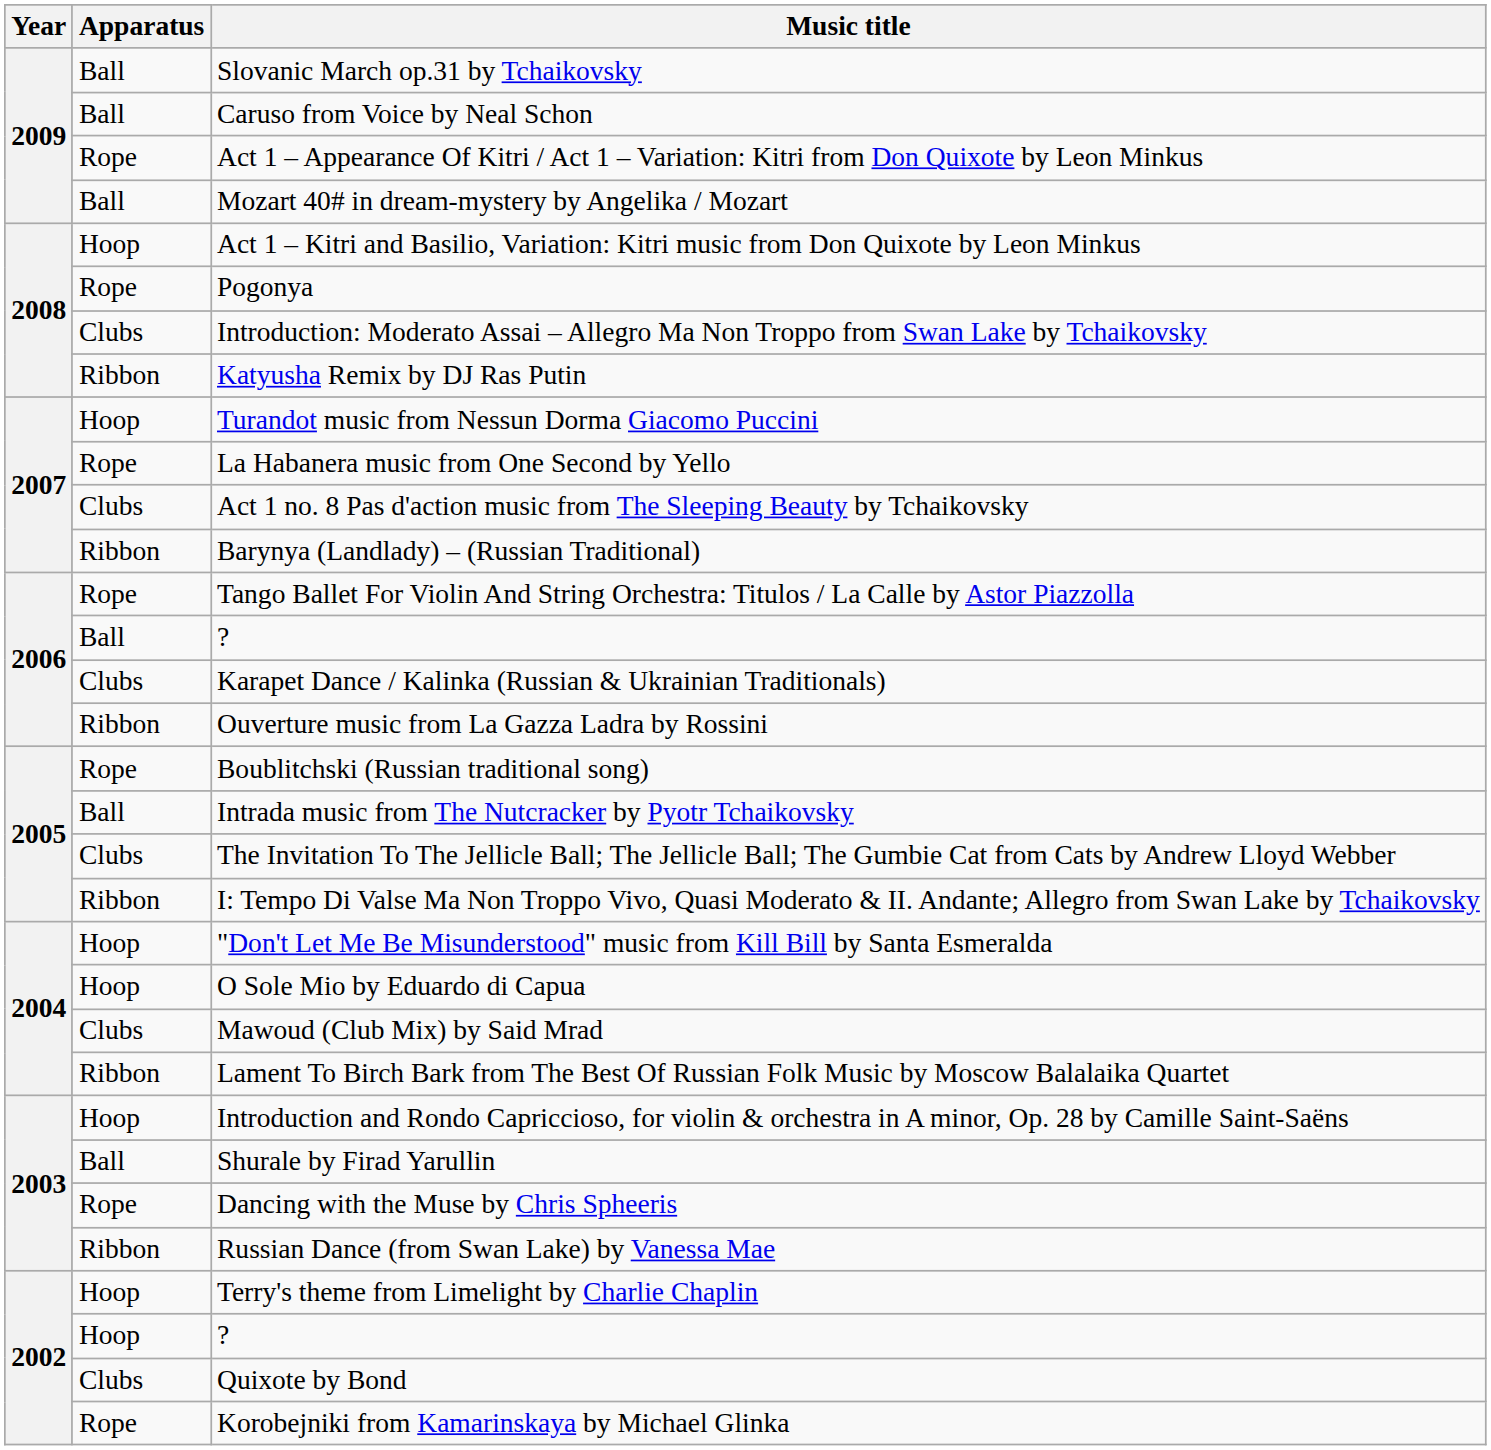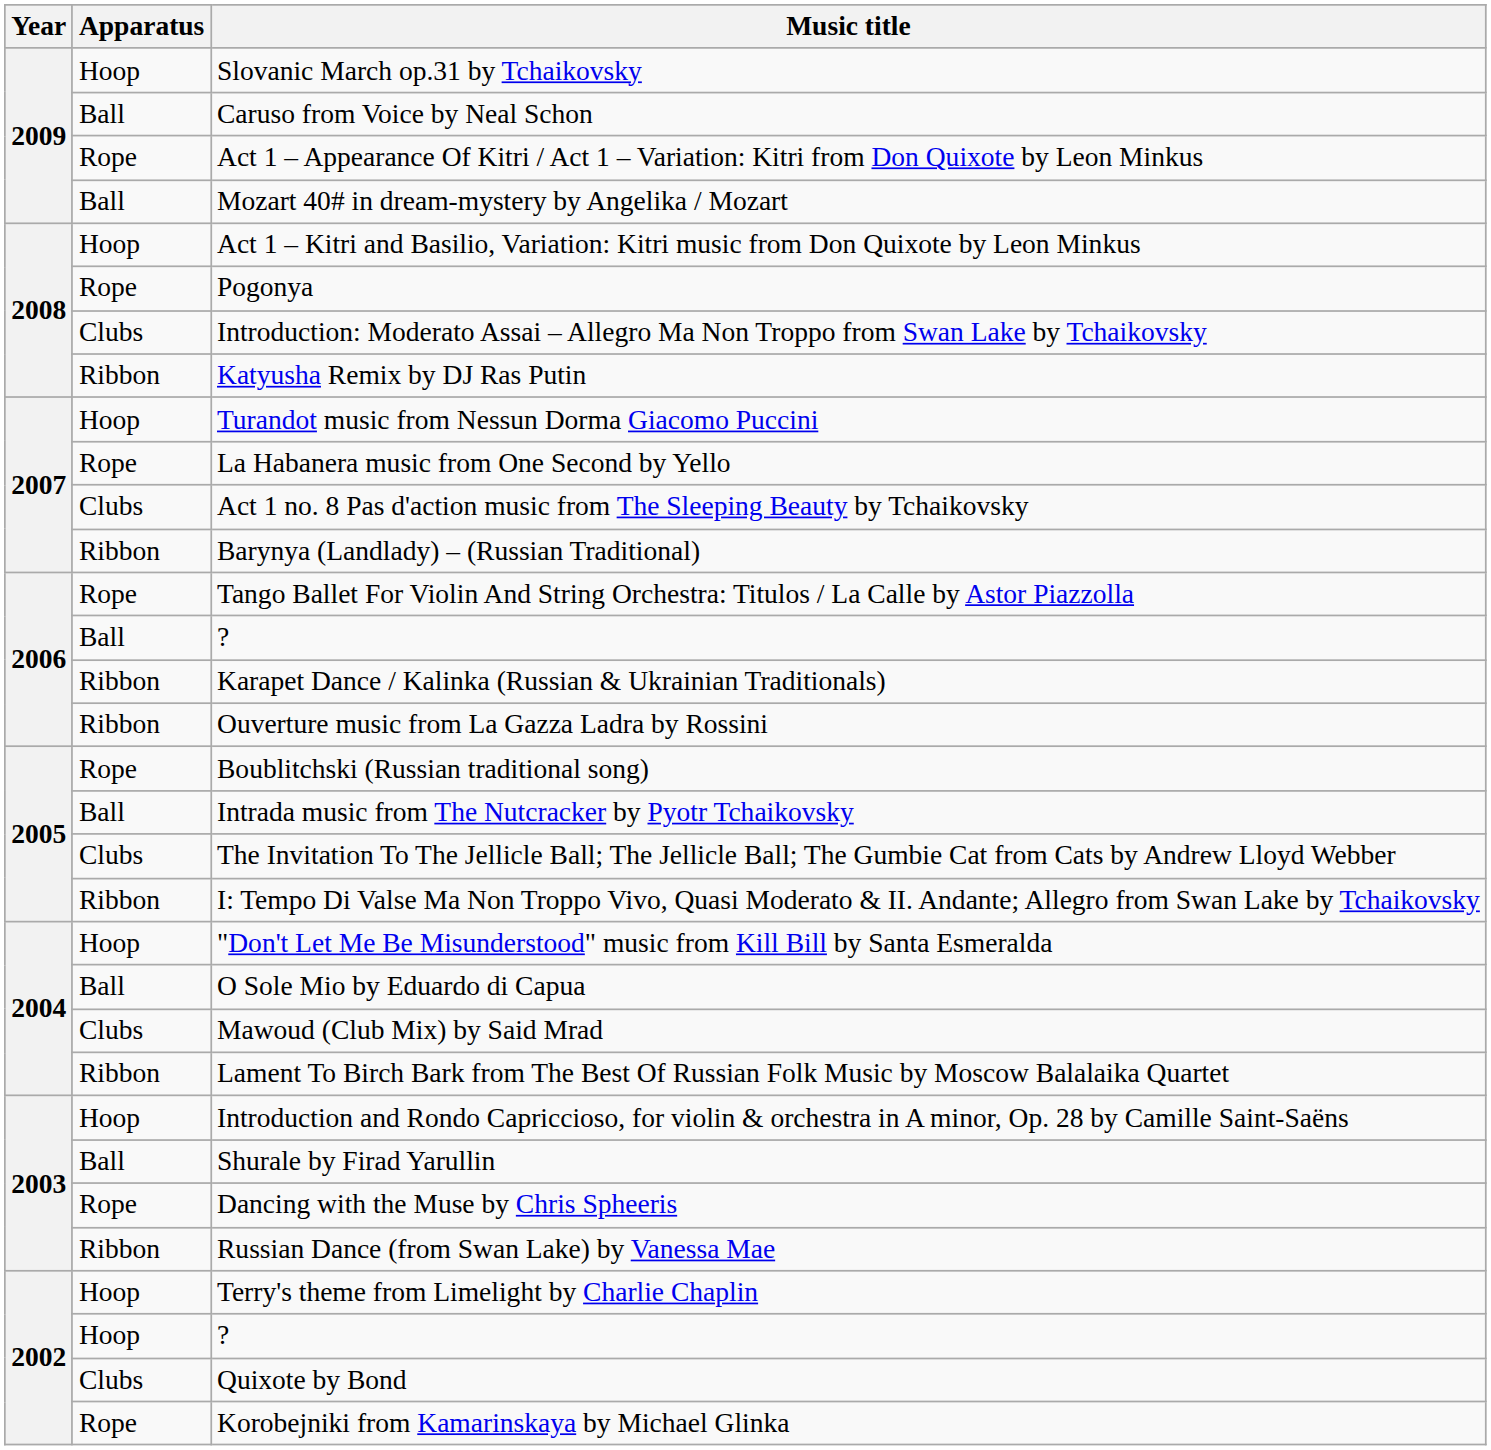(102, 69) Ball -> (110, 69) Hoop
(111, 680) Clubs -> (119, 680) Ribbon
(110, 986) Hoop -> (102, 986) Ball
